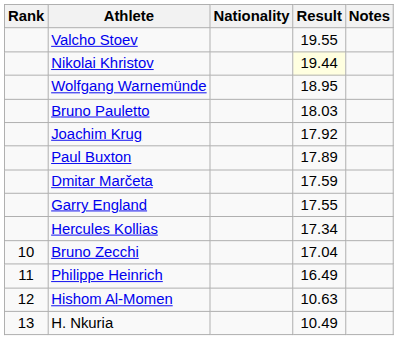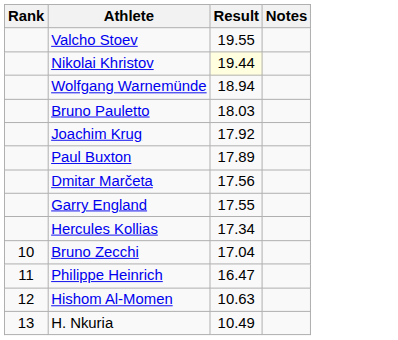- column: (252, 16)
(319, 87) 18.95 -> (236, 87) 18.94
(319, 181) 17.59 -> (236, 181) 17.56
(319, 275) 16.49 -> (236, 275) 16.47
